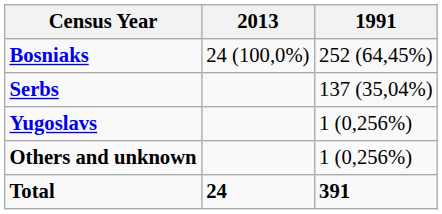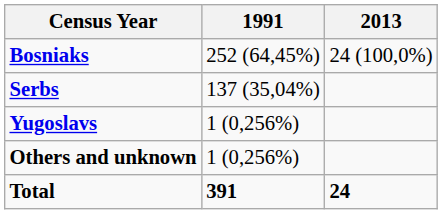columns swapped: (258, 21) <-> (376, 21)
